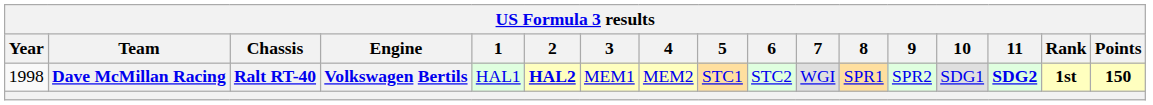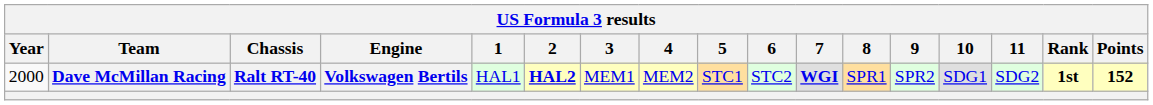(26, 77) 1998 -> (26, 77) 2000
(818, 77) normal -> (819, 77) bold
(1015, 77) bold -> (1017, 77) normal
(1118, 77) 150 -> (1120, 77) 152
